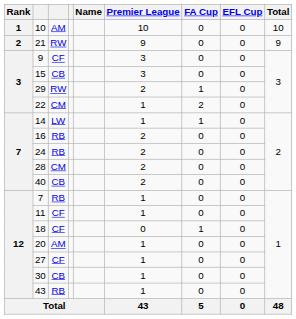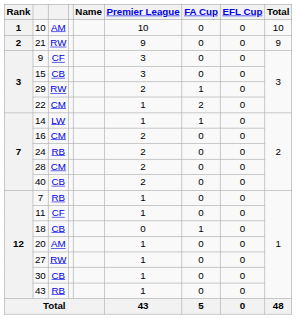(58, 136) RB -> (58, 136) CM
(58, 228) CF -> (58, 228) CB
(58, 259) CF -> (58, 259) RW
